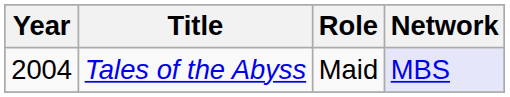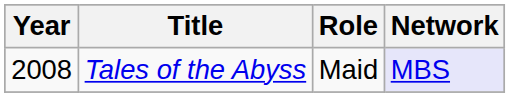(42, 69) 2004 -> (42, 69) 2008
